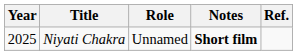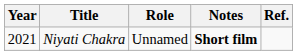(22, 38) 2025 -> (22, 38) 2021
